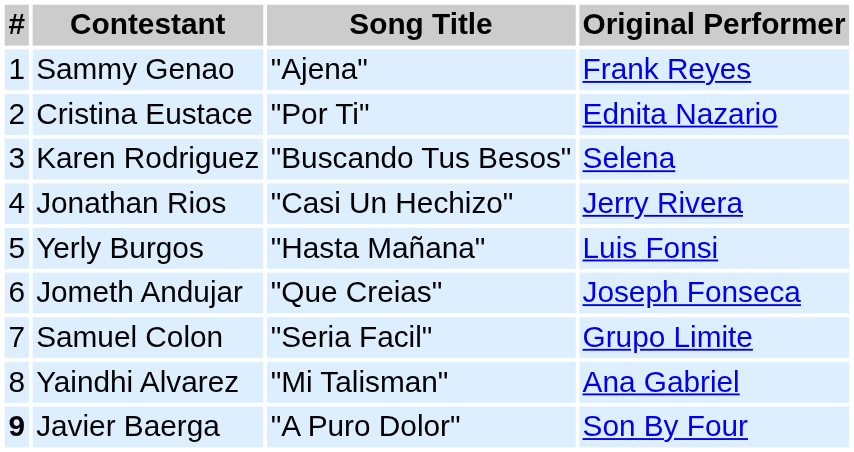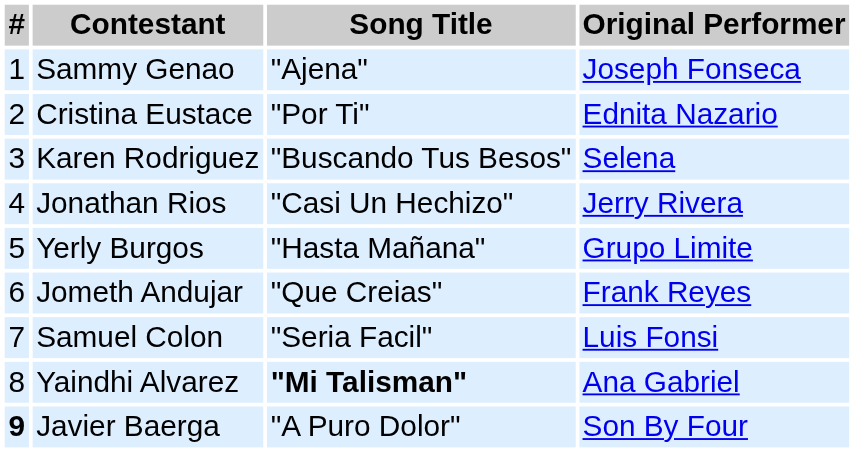(667, 69) Frank Reyes -> (692, 69) Joseph Fonseca
(650, 247) Luis Fonsi -> (668, 247) Grupo Limite
(692, 292) Joseph Fonseca -> (667, 292) Frank Reyes
(668, 337) Grupo Limite -> (650, 337) Luis Fonsi
(360, 381) normal -> (369, 381) bold
